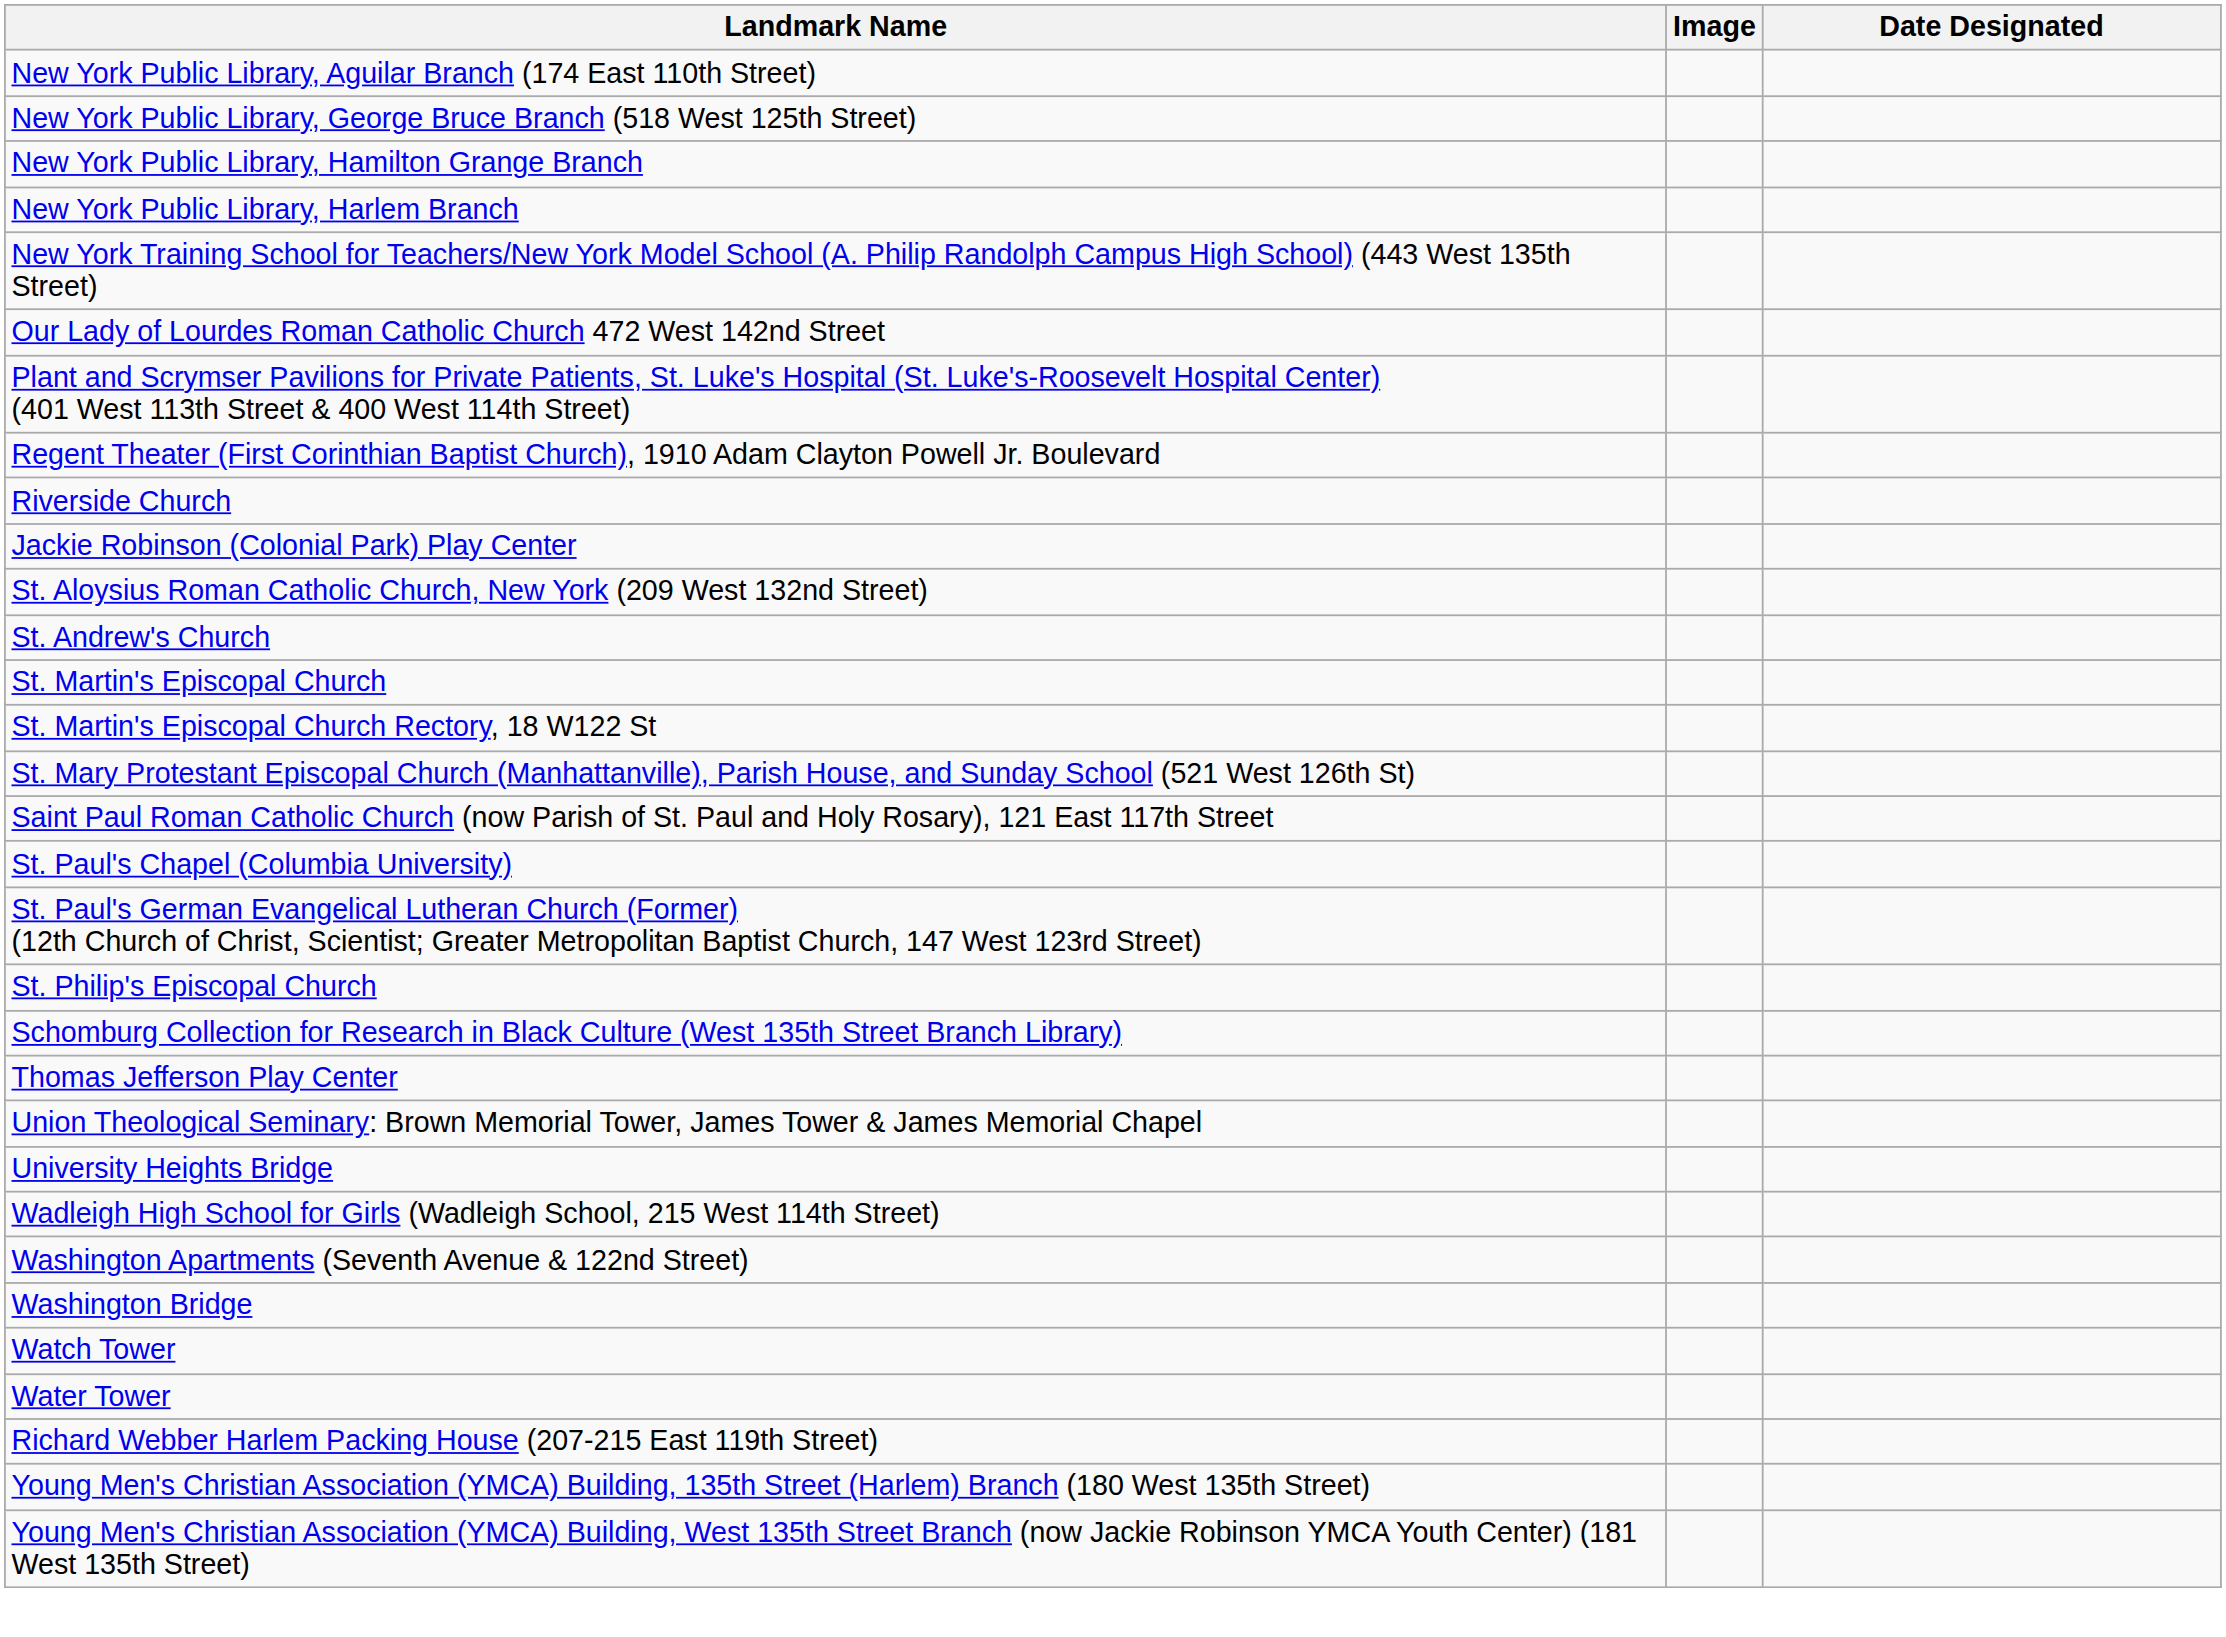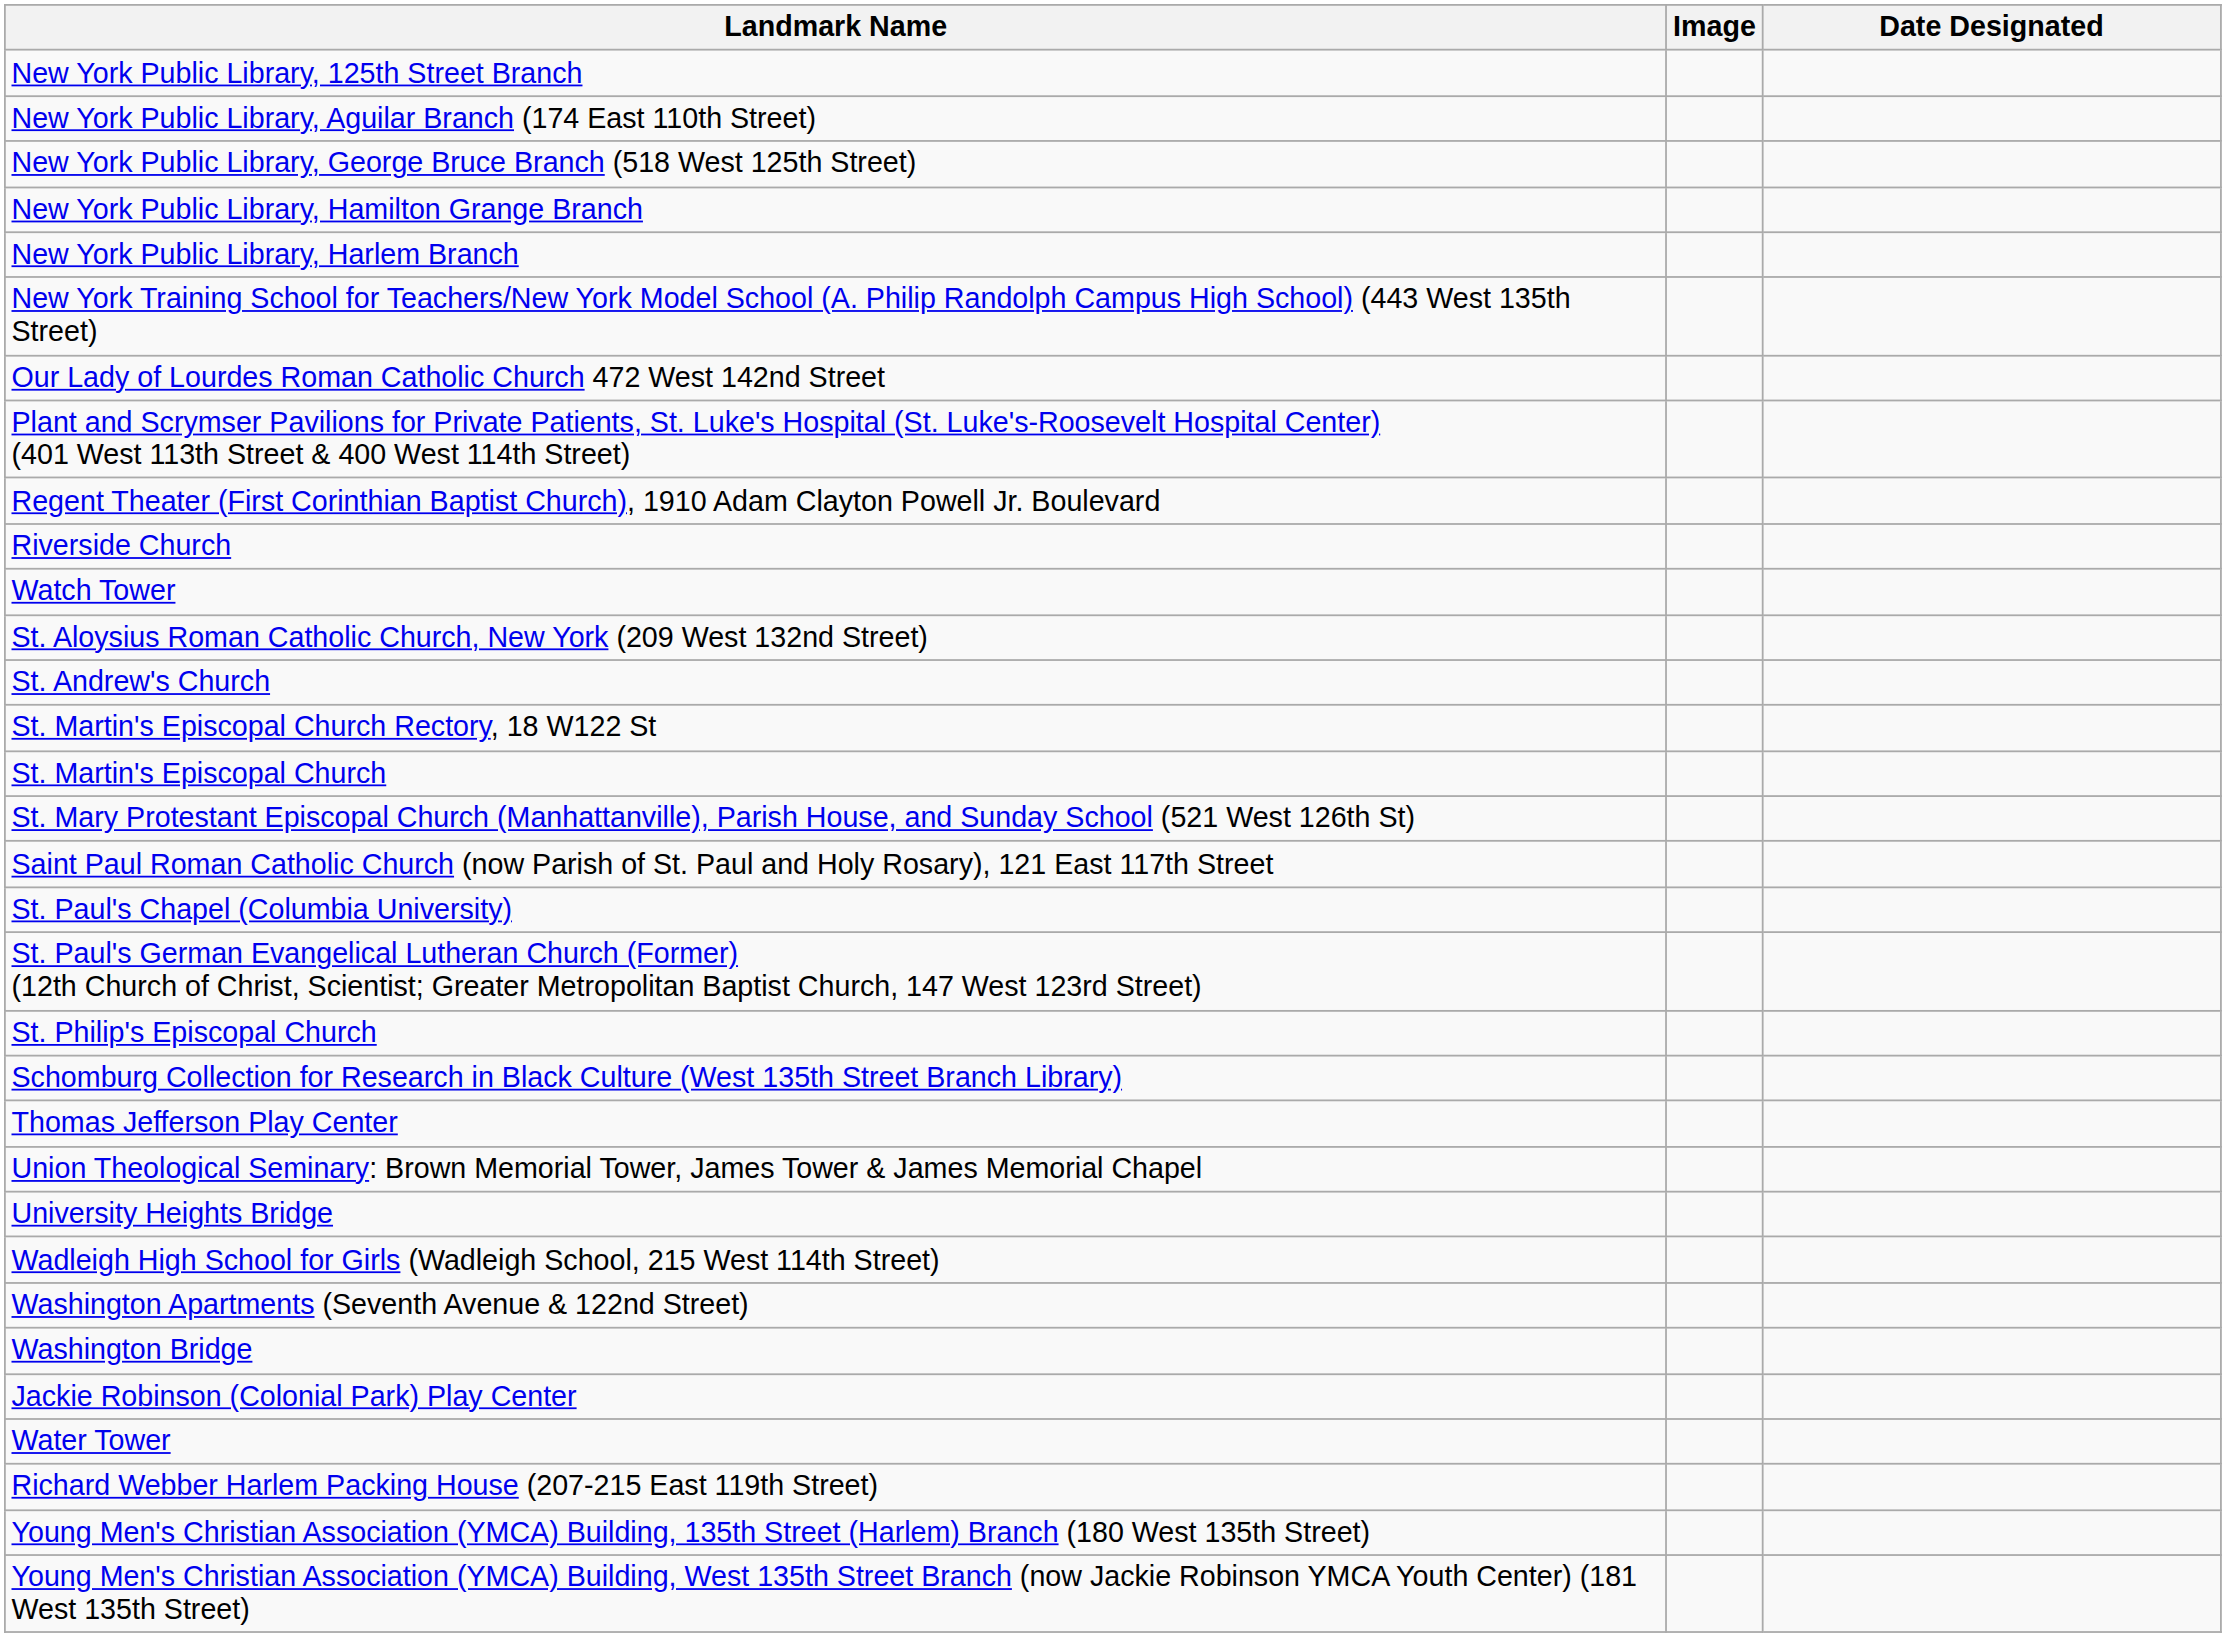+ row: (297, 72)
rows swapped: (294, 545) <-> (93, 1350)
rows swapped: (199, 682) <-> (334, 727)
